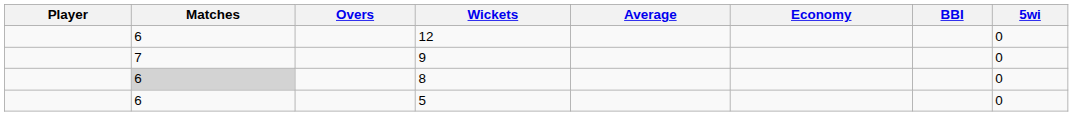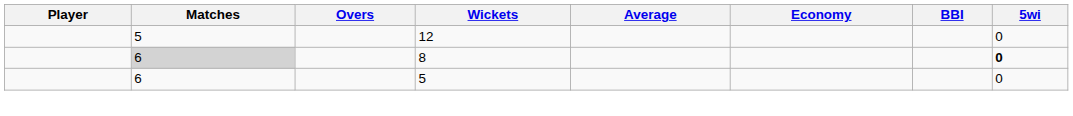(138, 36) 6 -> (138, 36) 5
- row: (422, 57)
(999, 79) normal -> (999, 57) bold
